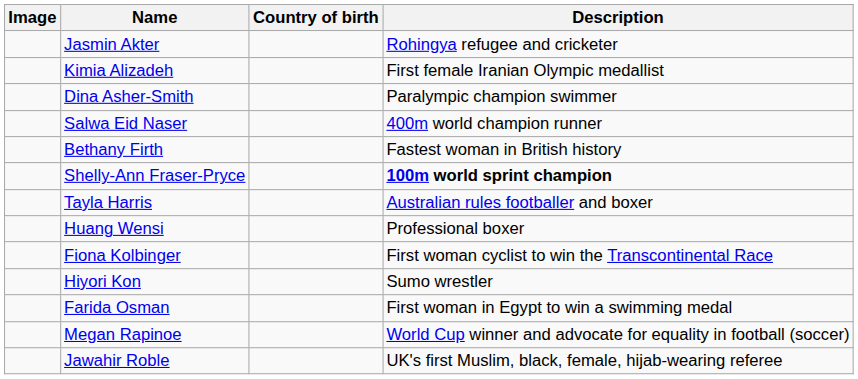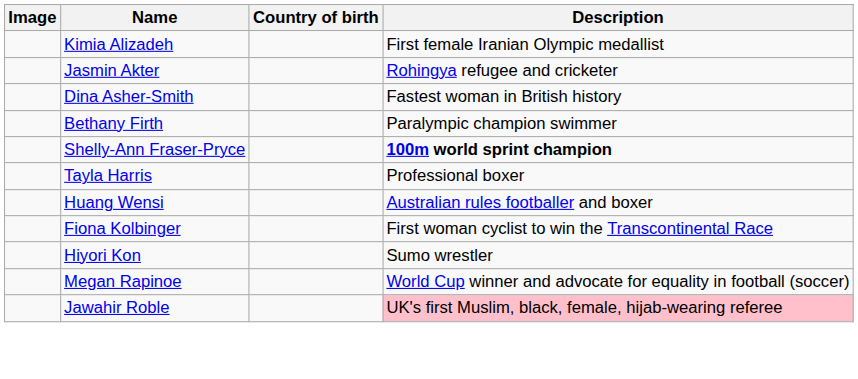rows swapped: (112, 44) <-> (119, 70)
(502, 96) Paralympic champion swimmer -> (504, 96) Fastest woman in British history
- row: (126, 123)
(504, 149) Fastest woman in British history -> (502, 123) Paralympic champion swimmer
(520, 202) Australian rules footballer and boxer -> (455, 176) Professional boxer
(455, 228) Professional boxer -> (520, 202) Australian rules footballer and boxer
- row: (117, 307)
(585, 360) no background -> (585, 307) pink background
